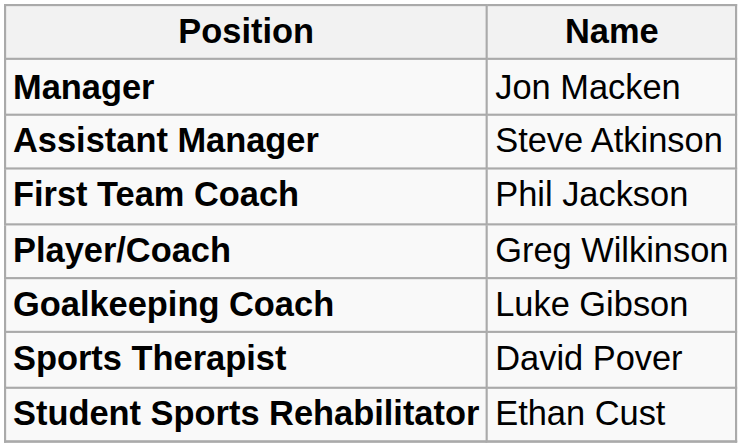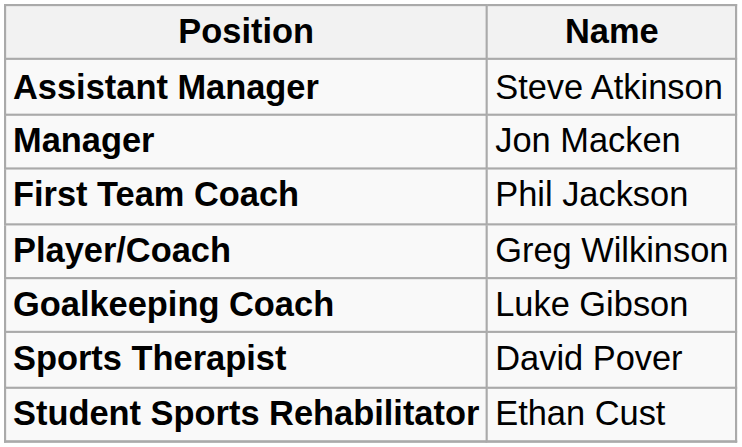rows swapped: (84, 86) <-> (166, 140)
